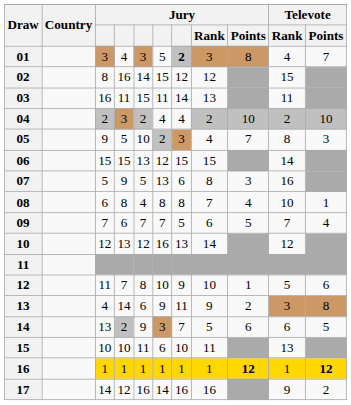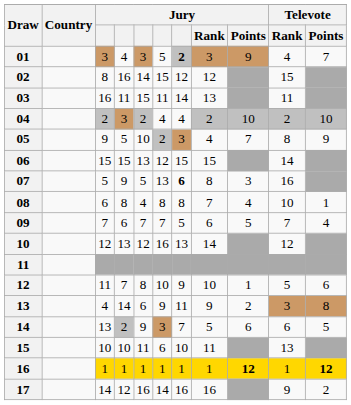(248, 56) 8 -> (248, 56) 9
(326, 139) 3 -> (326, 139) 9
(181, 181) normal -> (181, 181) bold
